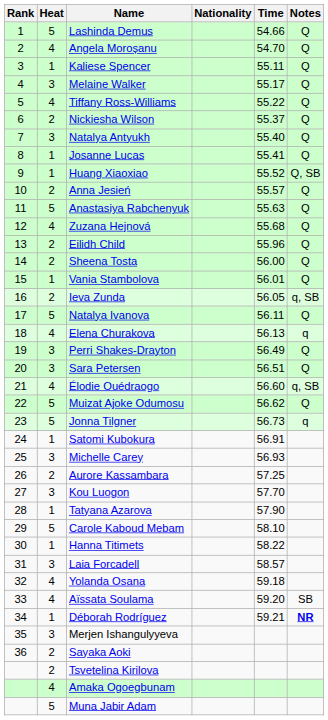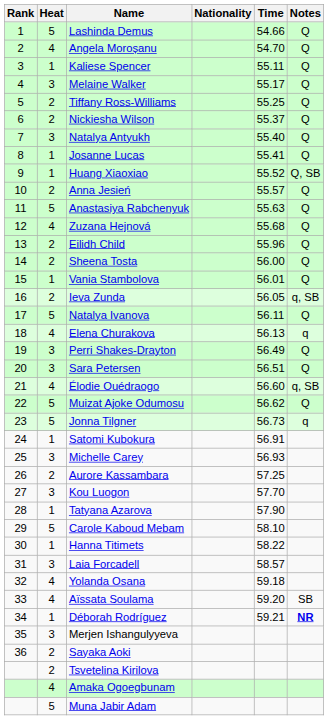(52, 102) 4 -> (52, 102) 2
(271, 102) 55.22 -> (271, 102) 55.25
